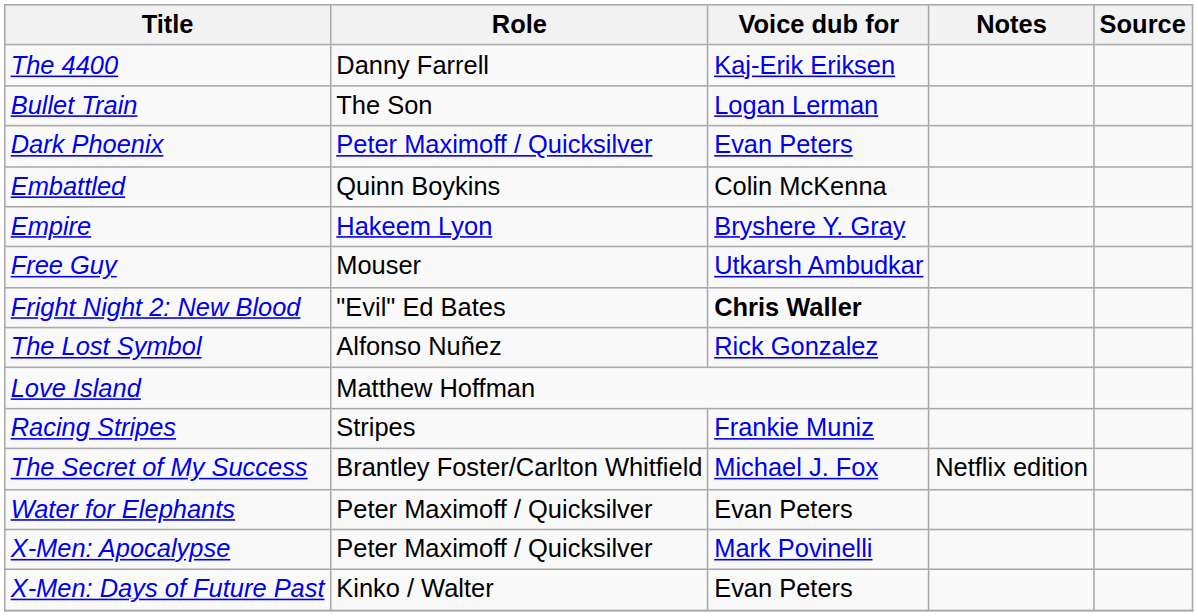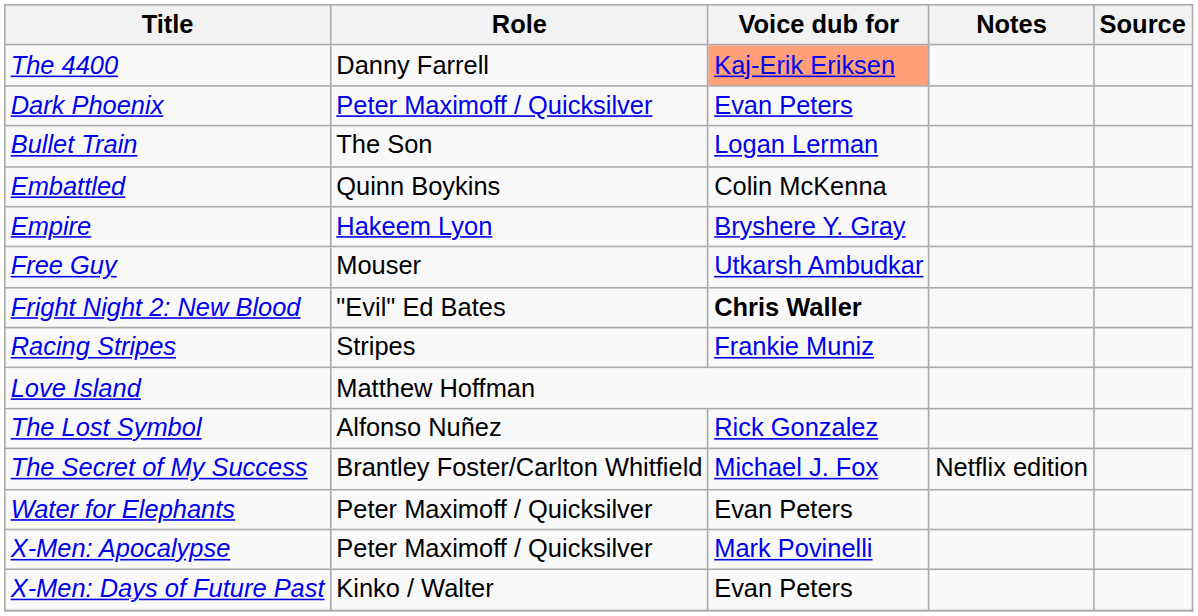(805, 65) no background -> (805, 65) lightsalmon background
rows swapped: (74, 105) <-> (87, 145)
rows swapped: (106, 347) <-> (93, 428)
